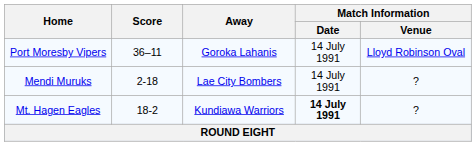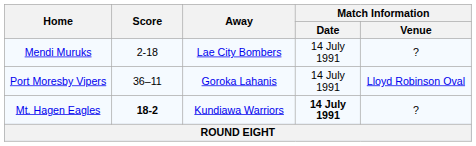rows swapped: (58, 81) <-> (58, 53)
(147, 110) normal -> (147, 110) bold
